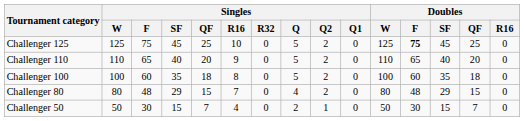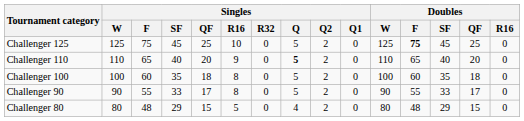(296, 60) normal -> (296, 60) bold
+ row: (35, 92)
(236, 92) 7 -> (236, 108) 5
- row: (35, 108)
